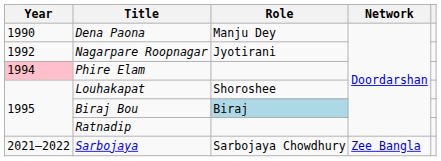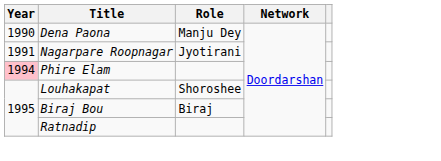(21, 52) 1992 -> (21, 52) 1991
(231, 108) lightblue background -> (196, 108) no background
- row: (107, 146)
